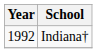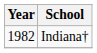(21, 36) 1992 -> (21, 36) 1982
